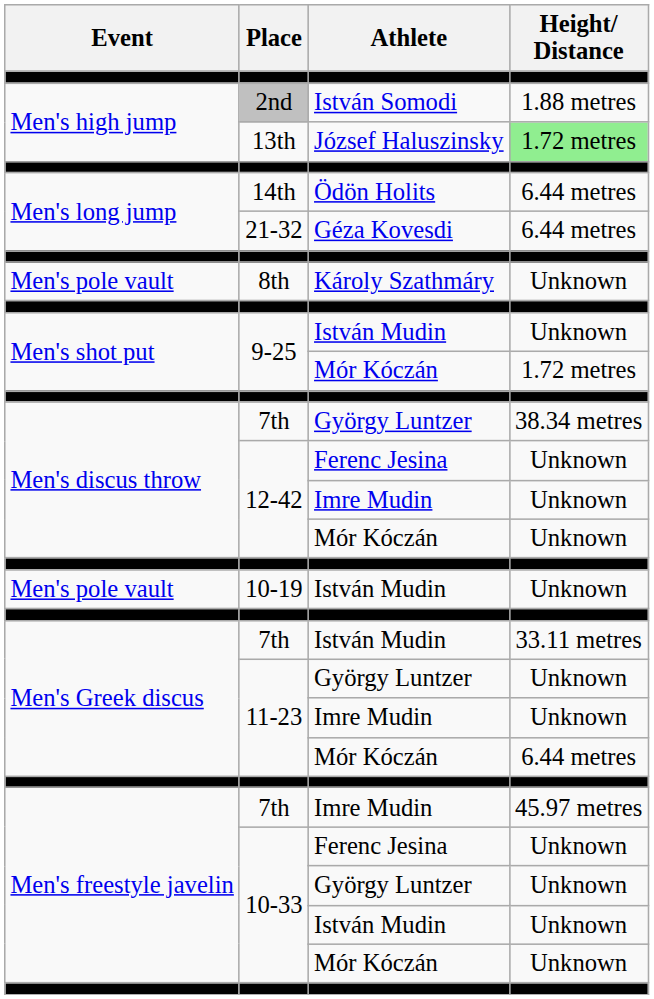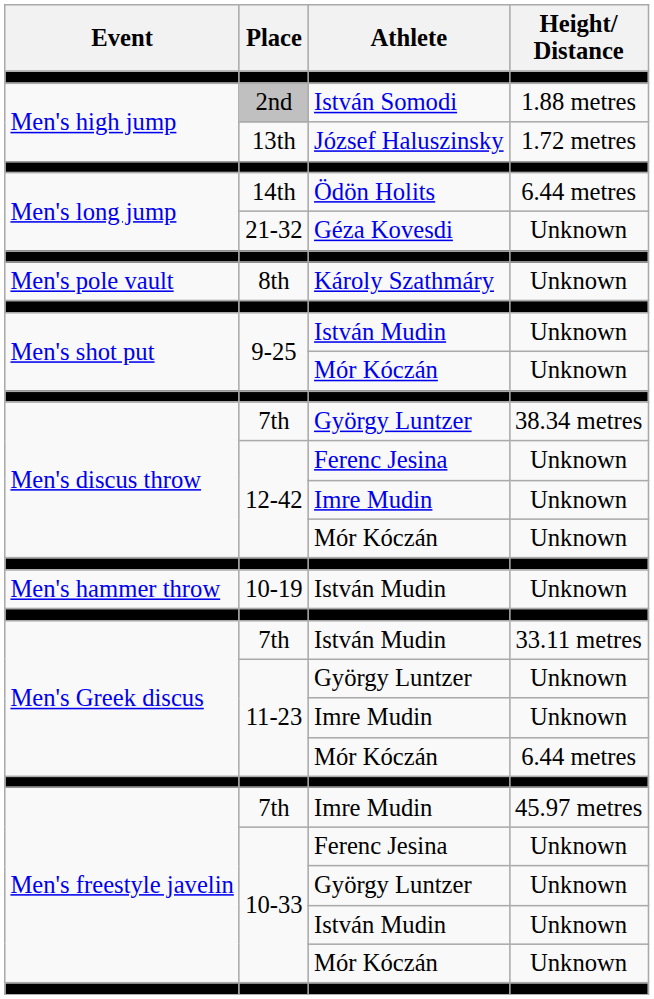(579, 141) lightgreen background -> (579, 141) no background
(579, 230) 6.44 metres -> (579, 230) Unknown
(579, 370) 1.72 metres -> (579, 370) Unknown
(92, 588) Men's pole vault -> (115, 588) Men's hammer throw
